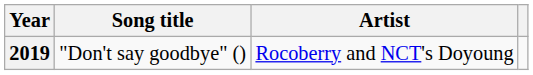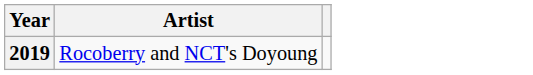- column: (153, 20)
